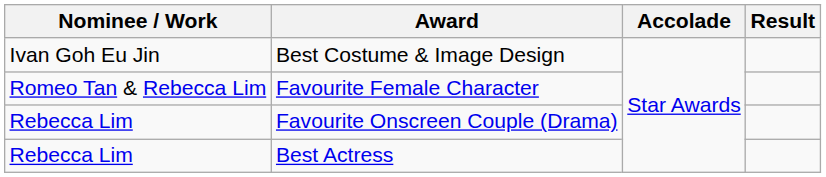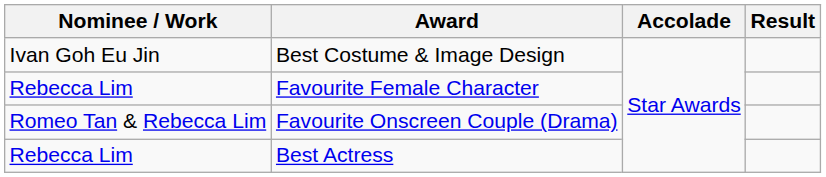(138, 88) Romeo Tan & Rebecca Lim -> (71, 88) Rebecca Lim
(71, 121) Rebecca Lim -> (138, 121) Romeo Tan & Rebecca Lim
